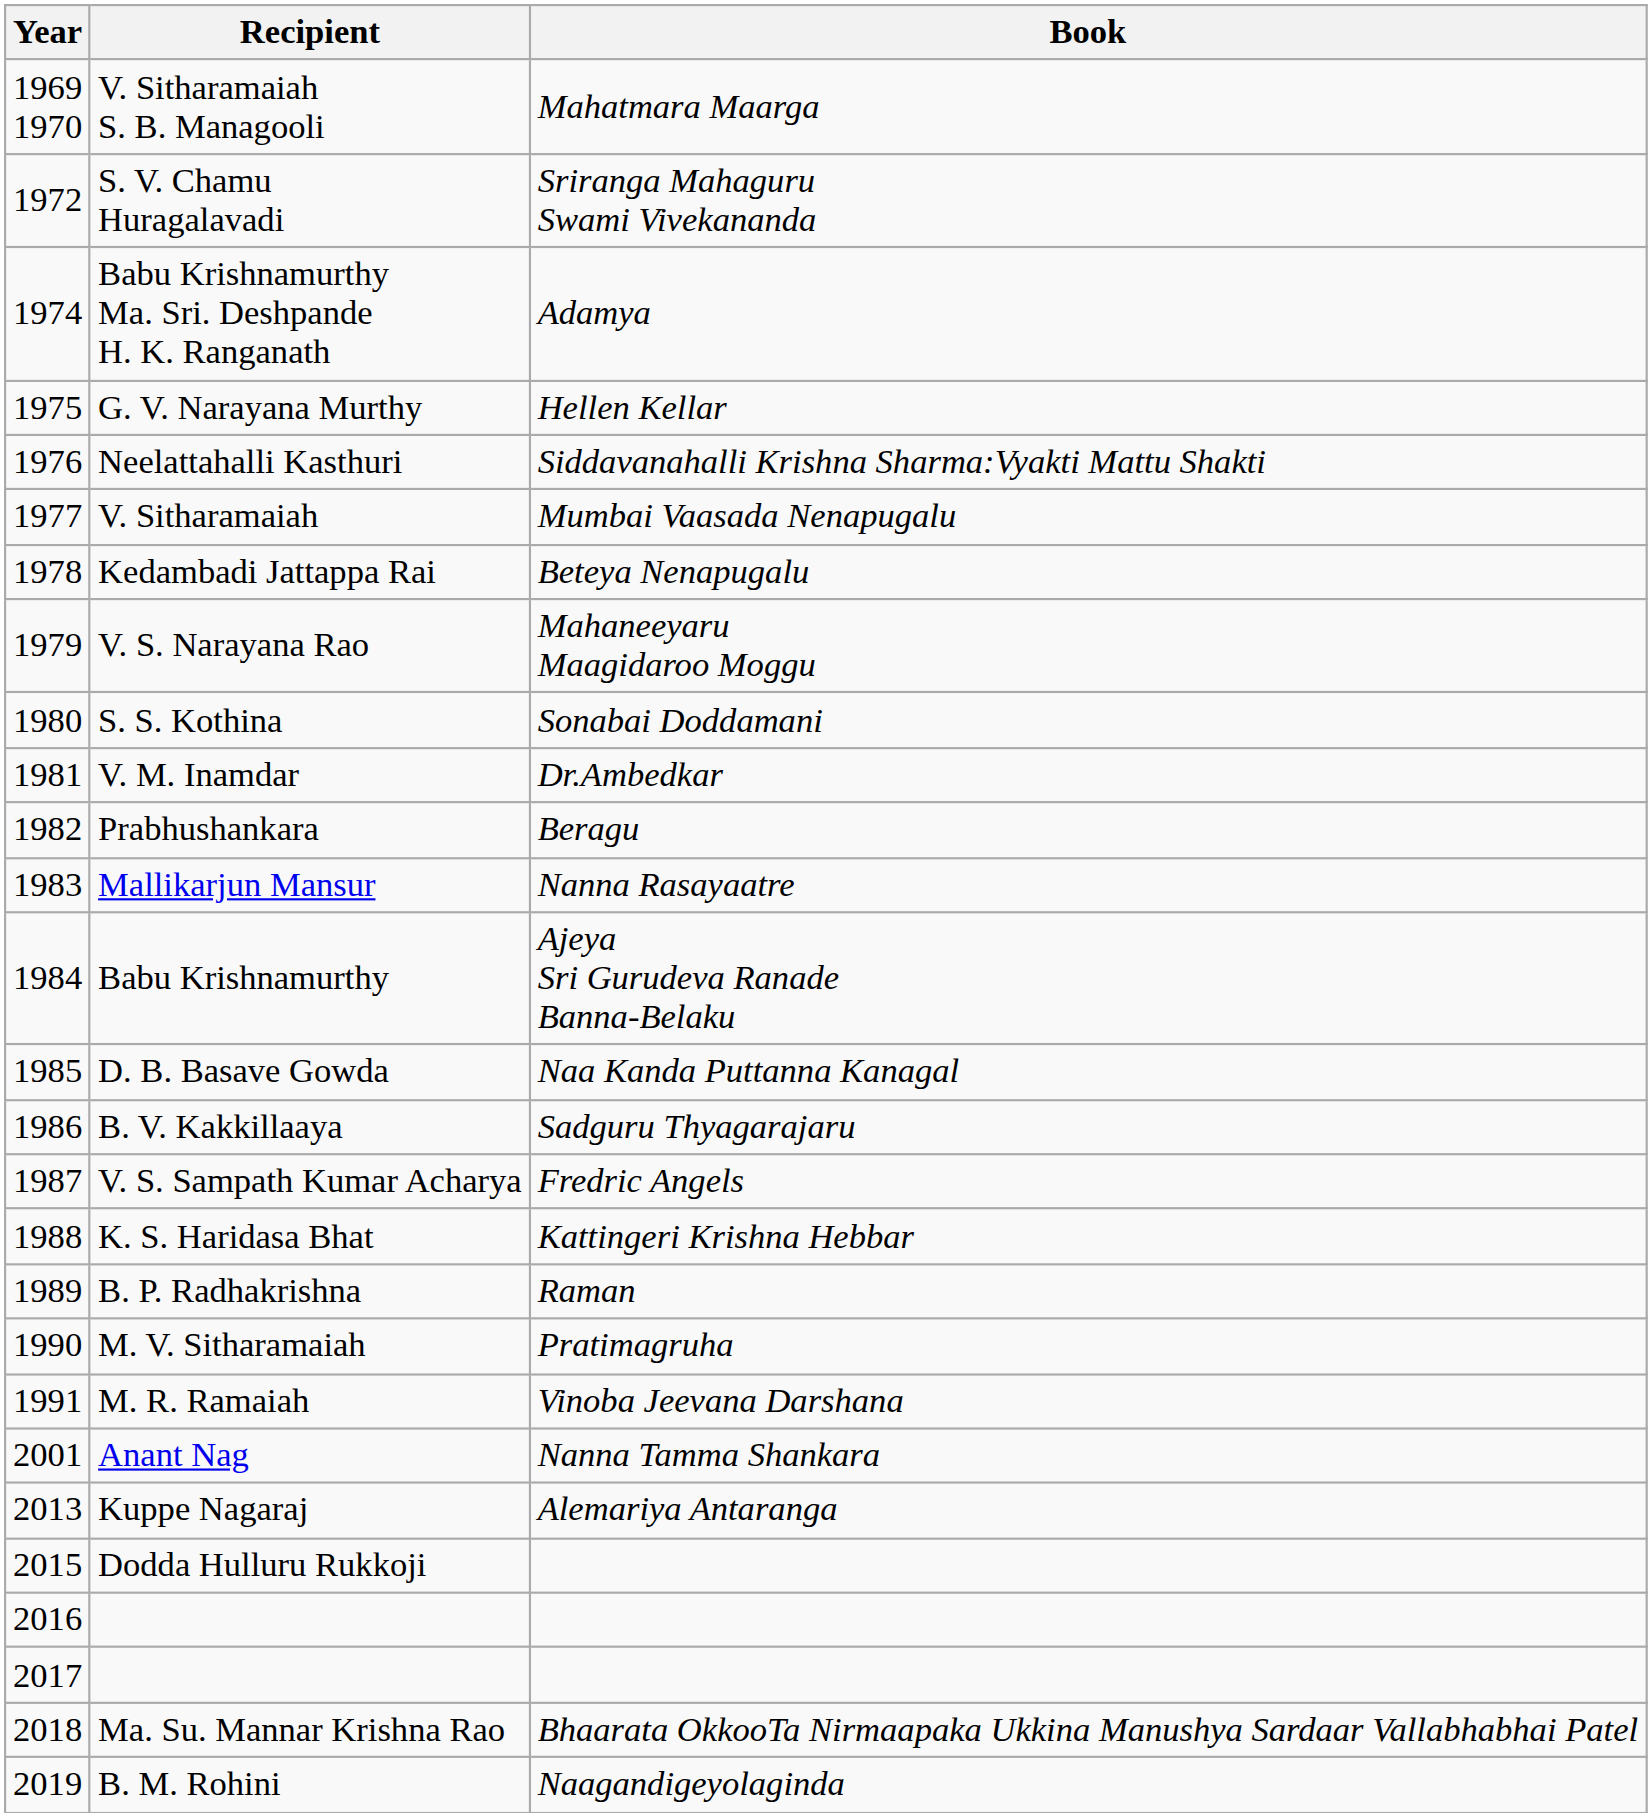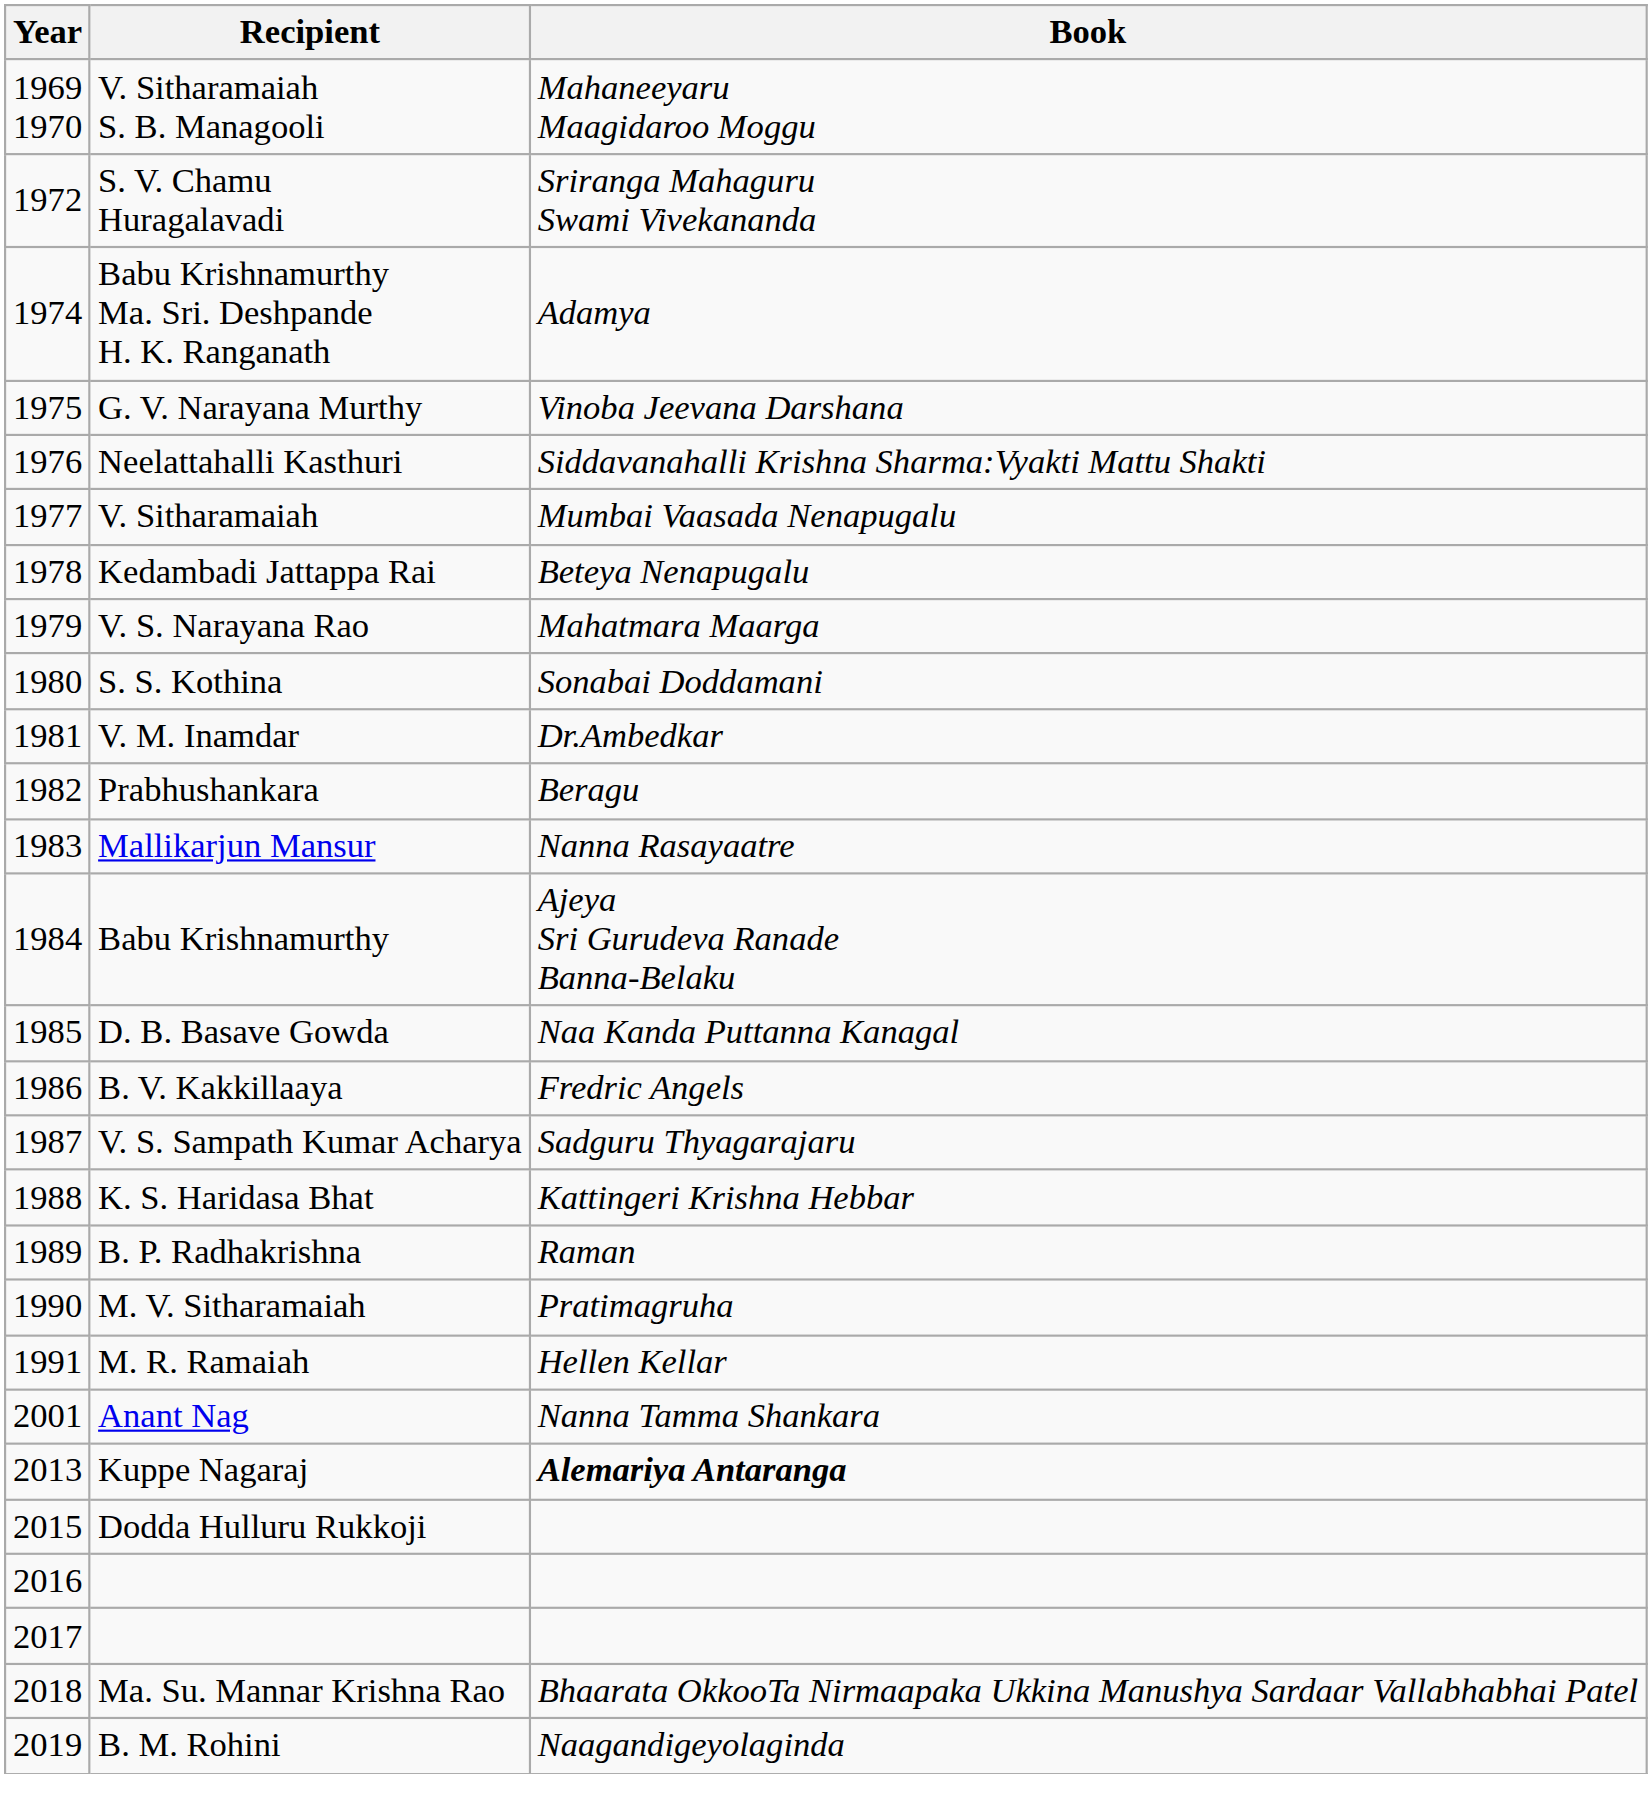(679, 106) Mahatmara Maarga -> (677, 106) Mahaneeyaru Maagidaroo Moggu
(632, 406) Hellen Kellar -> (721, 406) Vinoba Jeevana Darshana
(677, 645) Mahaneeyaru Maagidaroo Moggu -> (679, 625) Mahatmara Maarga
(697, 1126) Sadguru Thyagarajaru -> (641, 1087) Fredric Angels
(641, 1181) Fredric Angels -> (697, 1142) Sadguru Thyagarajaru
(721, 1400) Vinoba Jeevana Darshana -> (632, 1361) Hellen Kellar
(688, 1509) normal -> (692, 1471) bold
